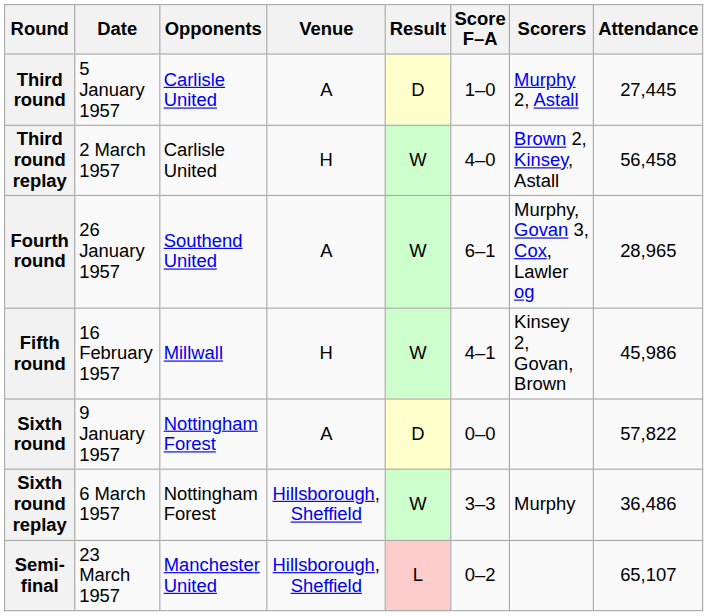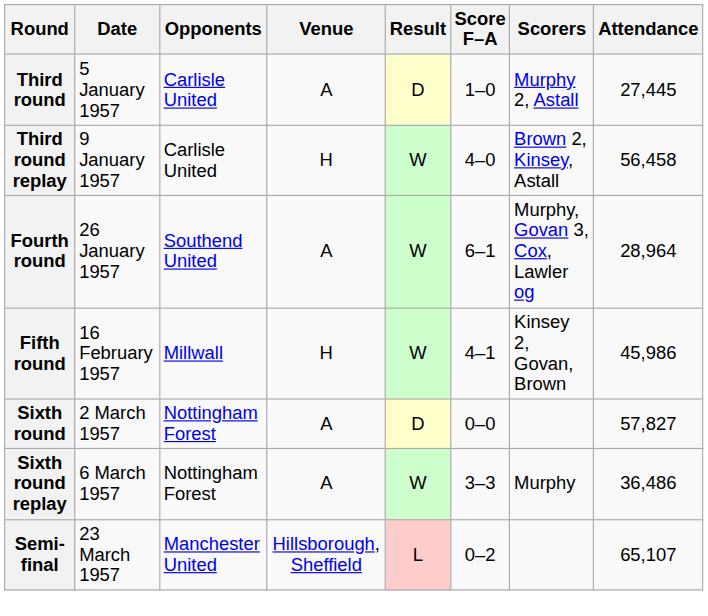(112, 160) 2 March 1957 -> (112, 160) 9 January 1957
(648, 251) 28,965 -> (648, 251) 28,964
(112, 434) 9 January 1957 -> (112, 423) 2 March 1957
(648, 434) 57,822 -> (648, 423) 57,827
(326, 504) Hillsborough, Sheffield -> (326, 483) A
